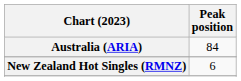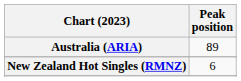(212, 47) 84 -> (212, 47) 89
